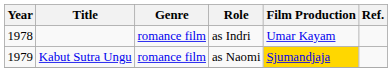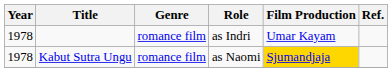(20, 57) 1979 -> (20, 57) 1978
